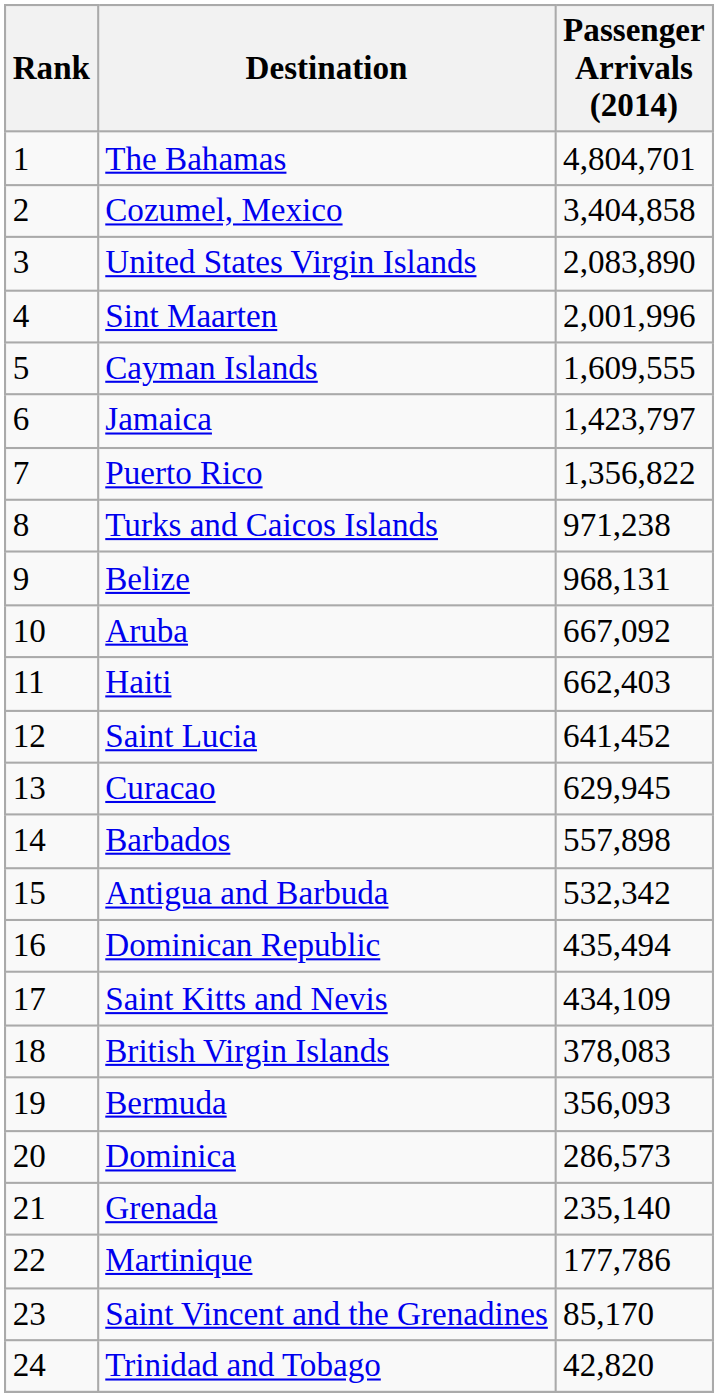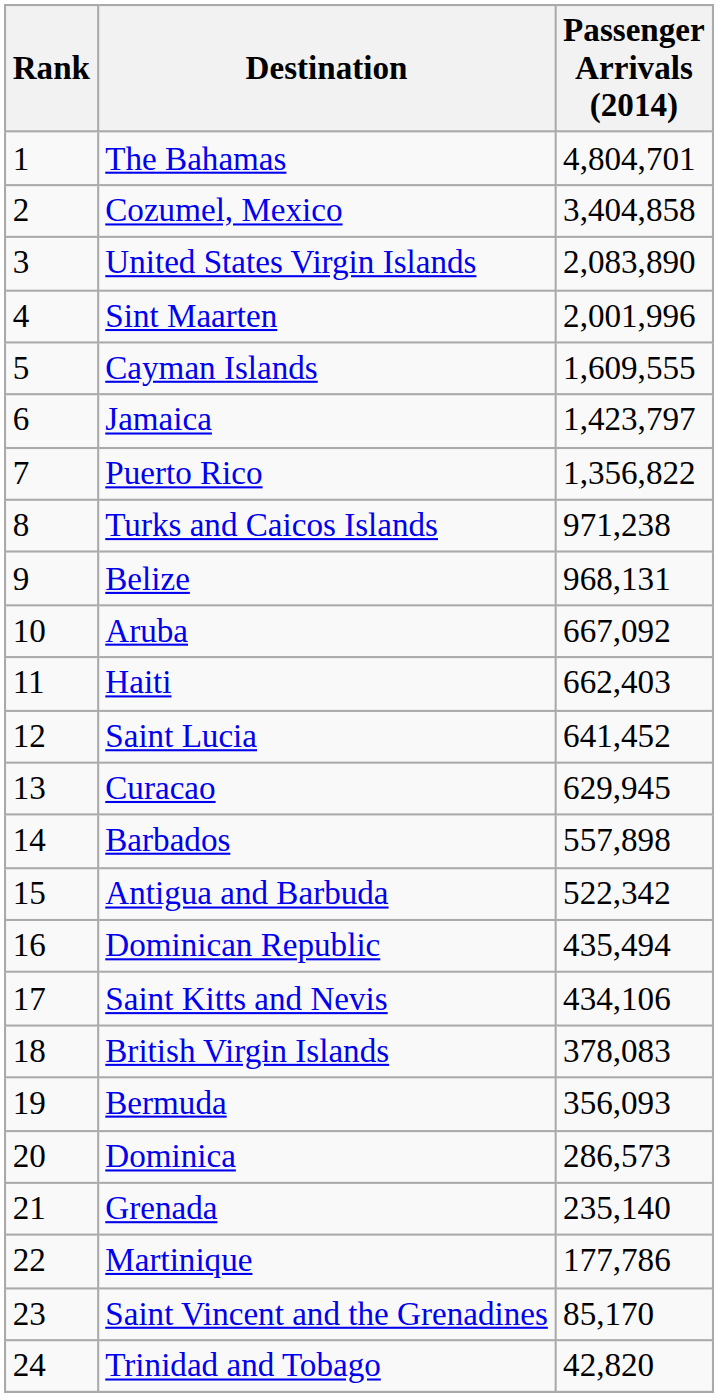(617, 893) 532,342 -> (617, 893) 522,342
(617, 998) 434,109 -> (617, 998) 434,106
